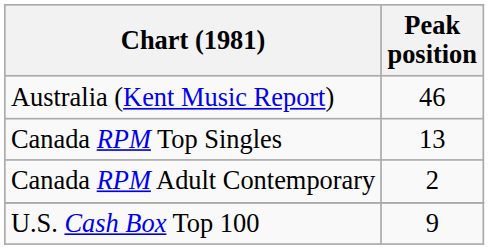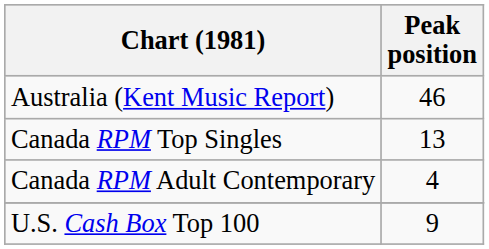(432, 180) 2 -> (432, 180) 4
